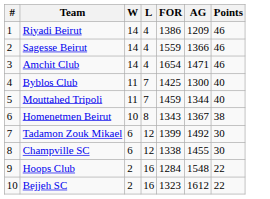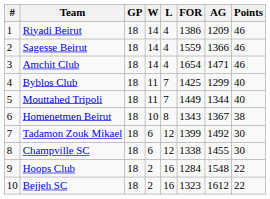+ column: (135, 13)
(198, 82) 1300 -> (218, 82) 1299
(170, 99) 1459 -> (190, 99) 1449
